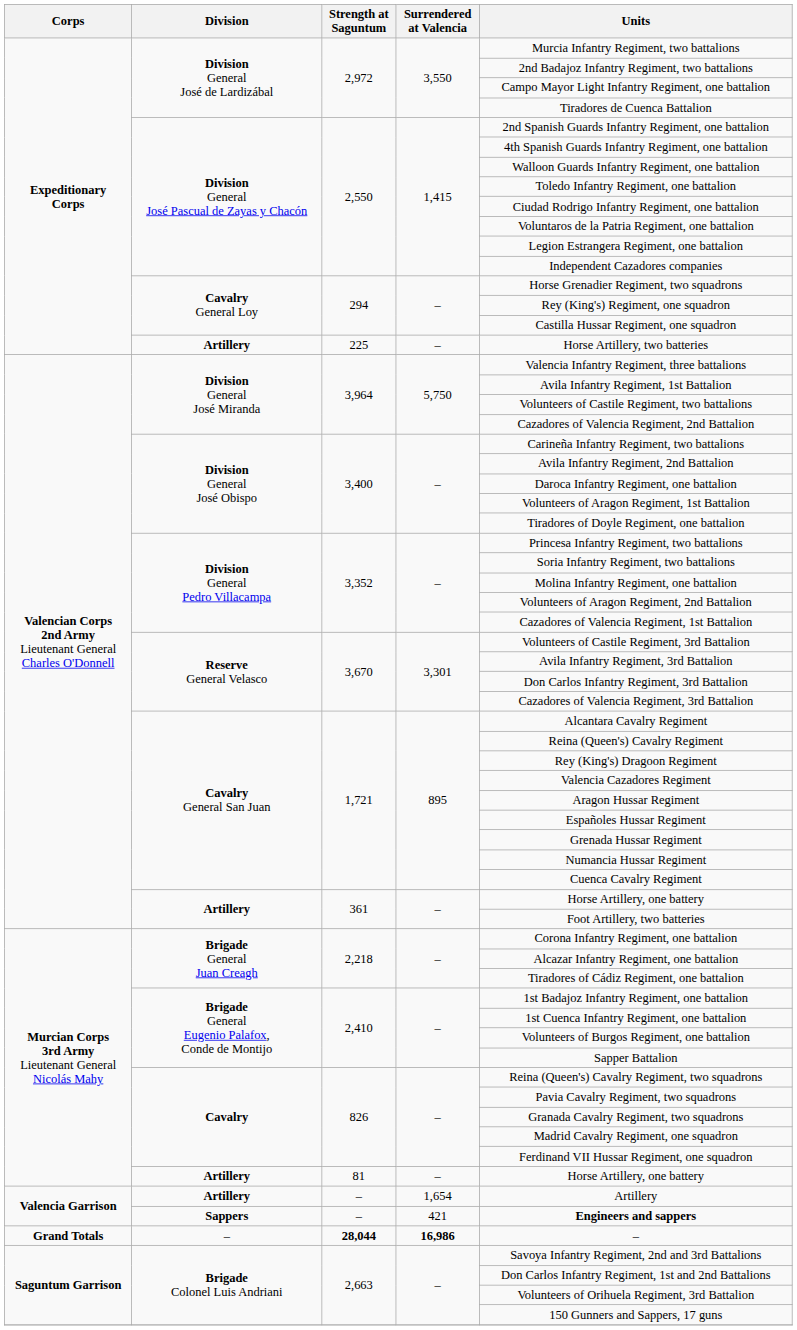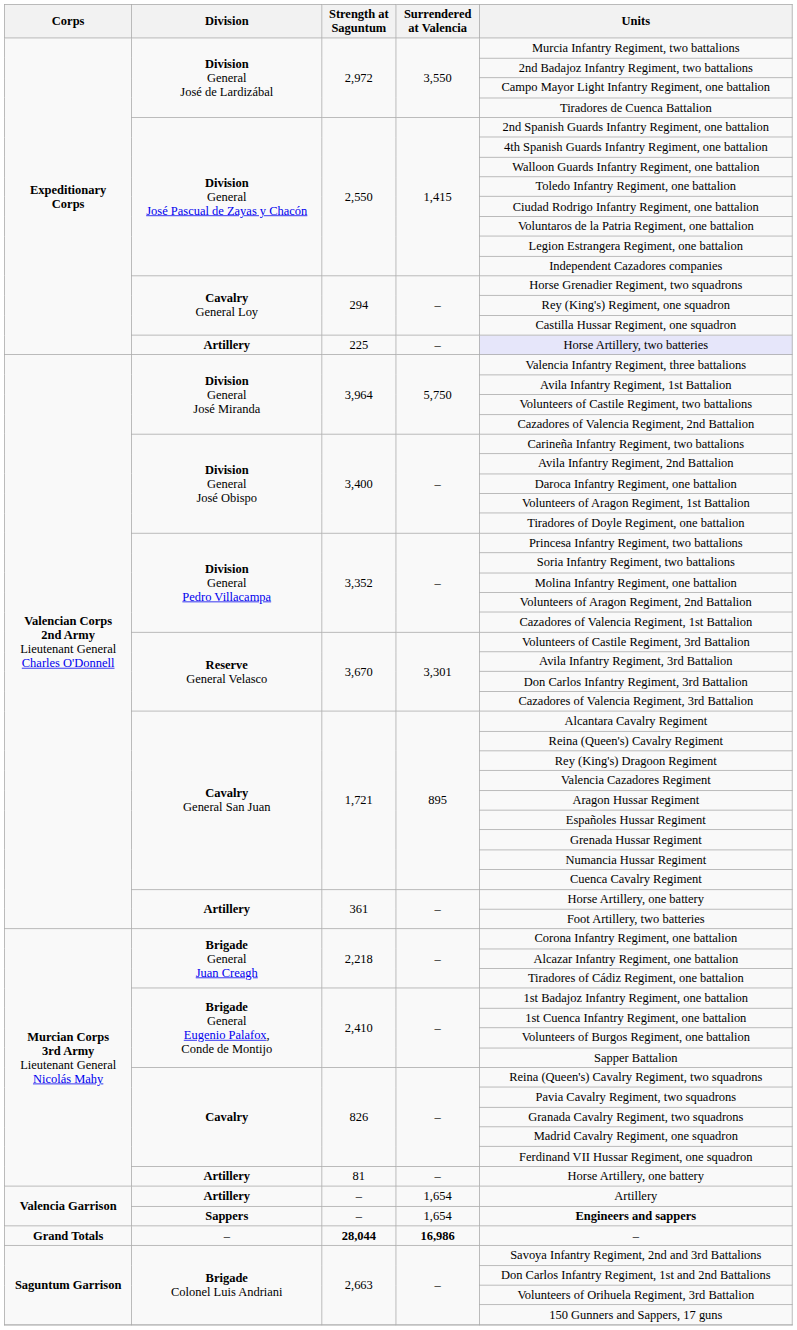(636, 345) no background -> (636, 345) lavender background
(438, 1215) 421 -> (438, 1215) 1,654
